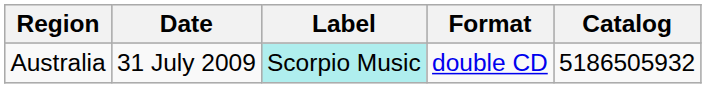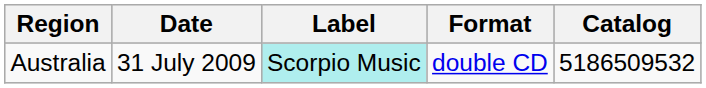(627, 62) 5186505932 -> (627, 62) 5186509532
